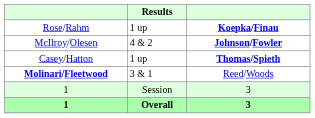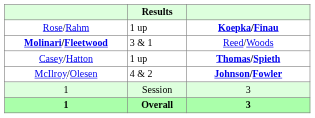rows swapped: (66, 43) <-> (66, 74)
